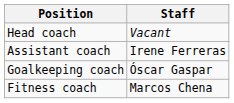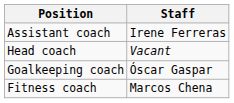rows swapped: (42, 32) <-> (59, 51)
